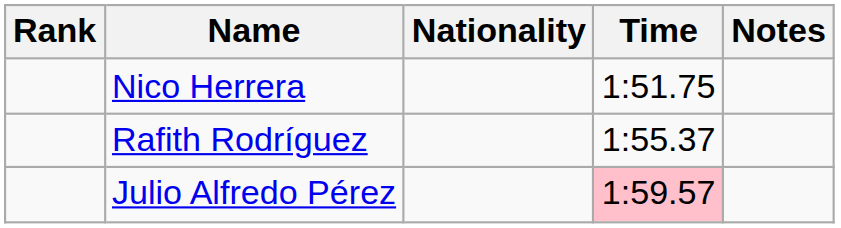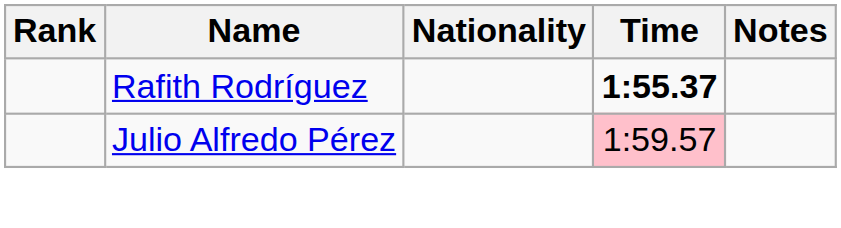- row: (209, 85)
(659, 139) normal -> (660, 85) bold
